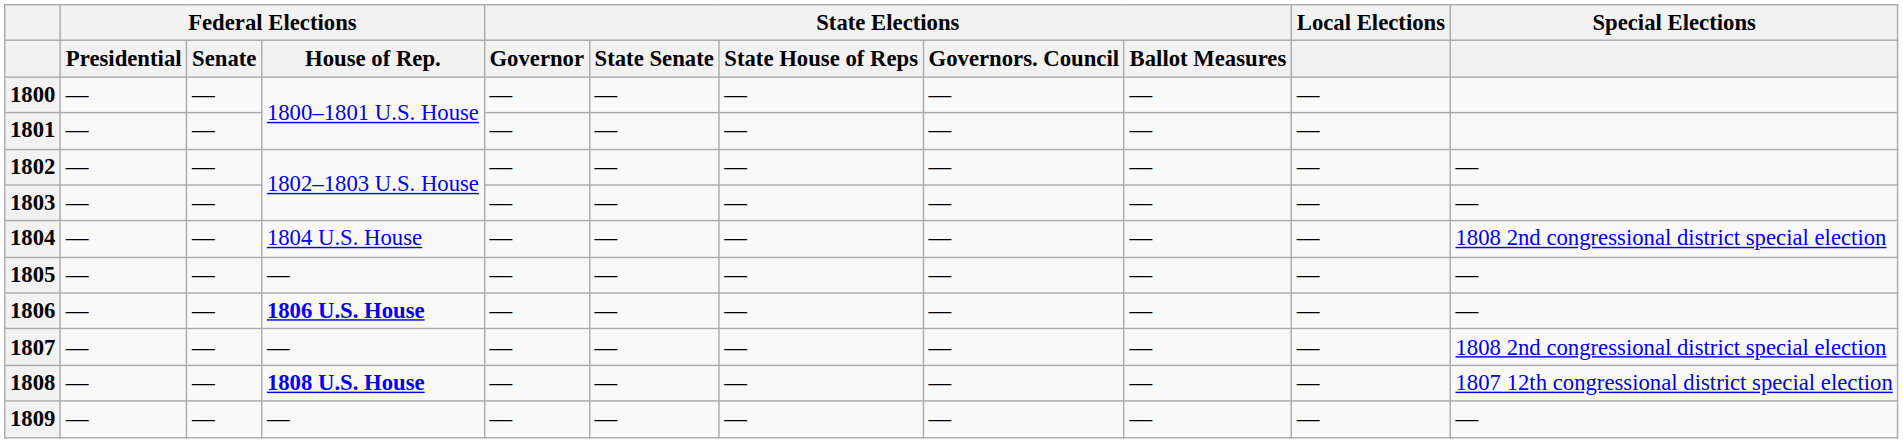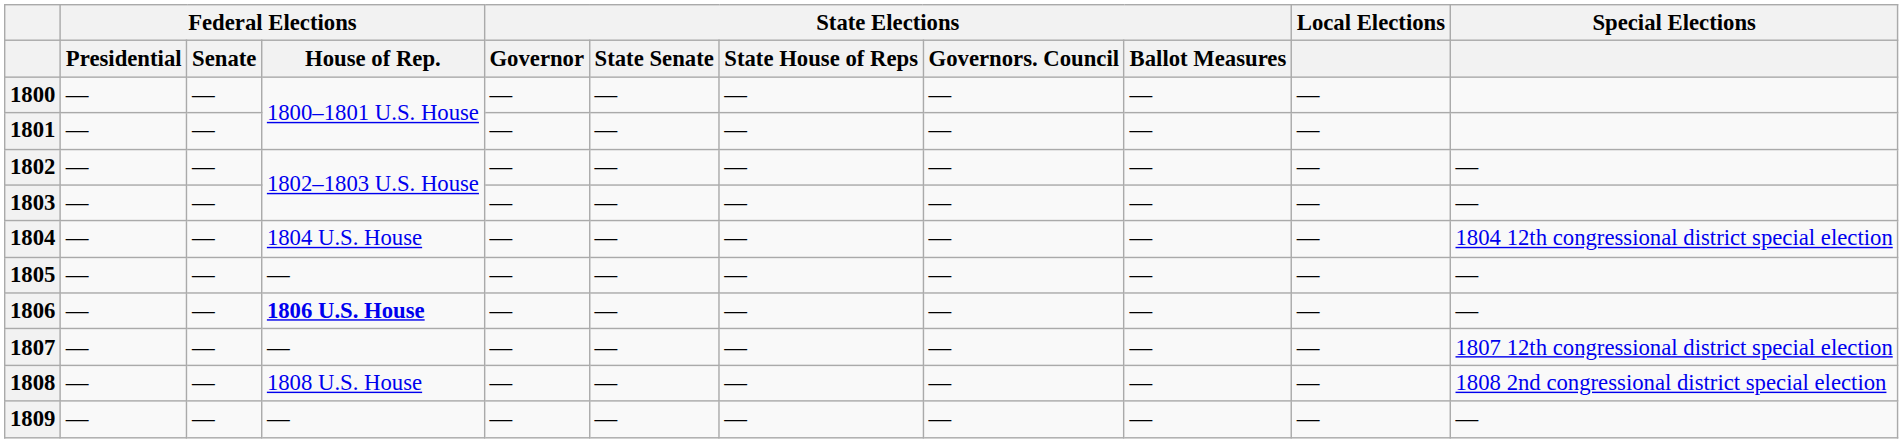(1671, 238) 1808 2nd congressional district special election -> (1674, 238) 1804 12th congressional district special election
(1671, 346) 1808 2nd congressional district special election -> (1674, 346) 1807 12th congressional district special election
(346, 382) bold -> (345, 382) normal
(1674, 382) 1807 12th congressional district special election -> (1671, 382) 1808 2nd congressional district special election
